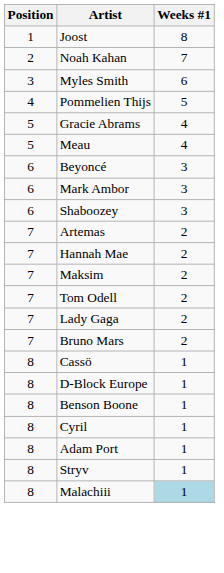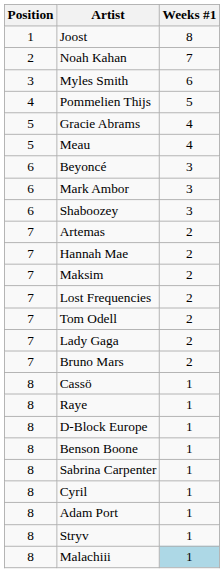+ row: (105, 296)
+ row: (73, 404)
+ row: (108, 469)
